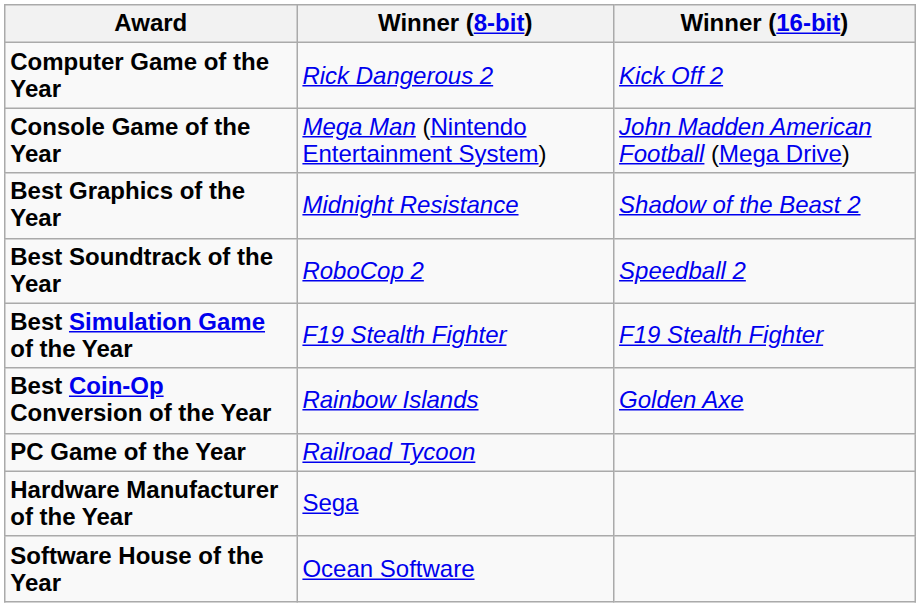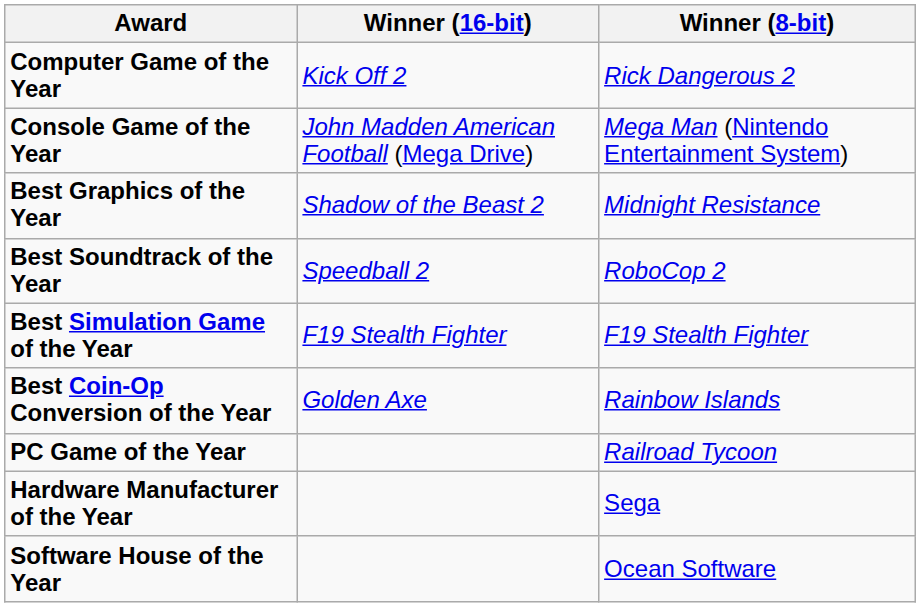columns swapped: (455, 23) <-> (764, 23)
